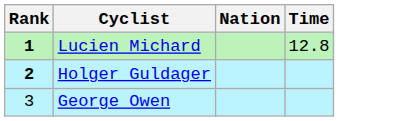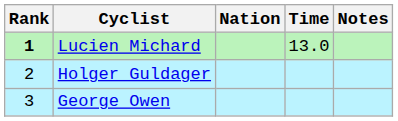+ column: (363, 19)
(309, 46) 12.8 -> (309, 46) 13.0
(29, 74) bold -> (29, 74) normal
